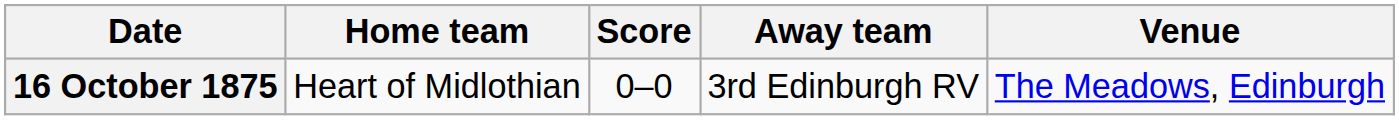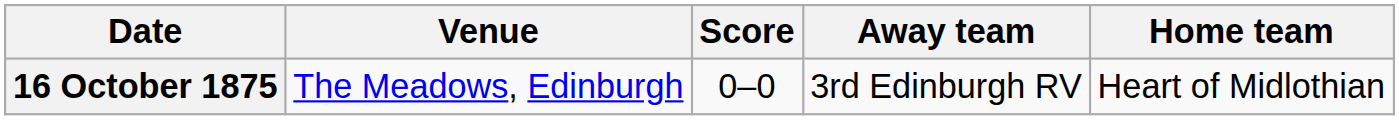columns swapped: (437, 31) <-> (1190, 31)
